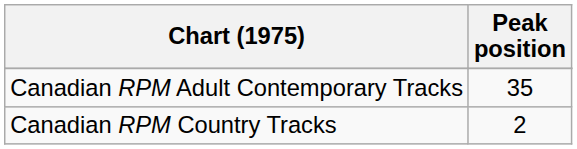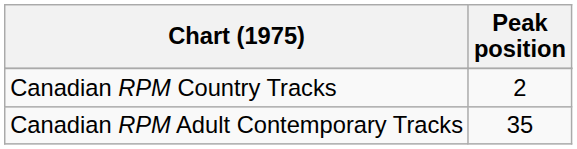rows swapped: (173, 125) <-> (237, 87)
